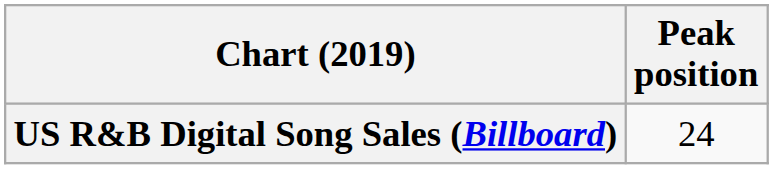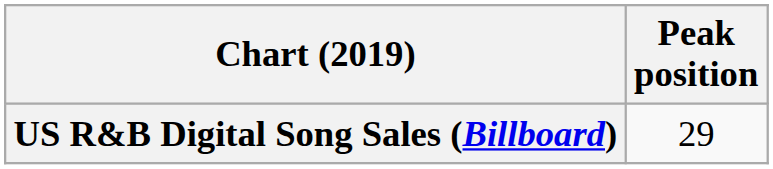(696, 132) 24 -> (696, 132) 29
